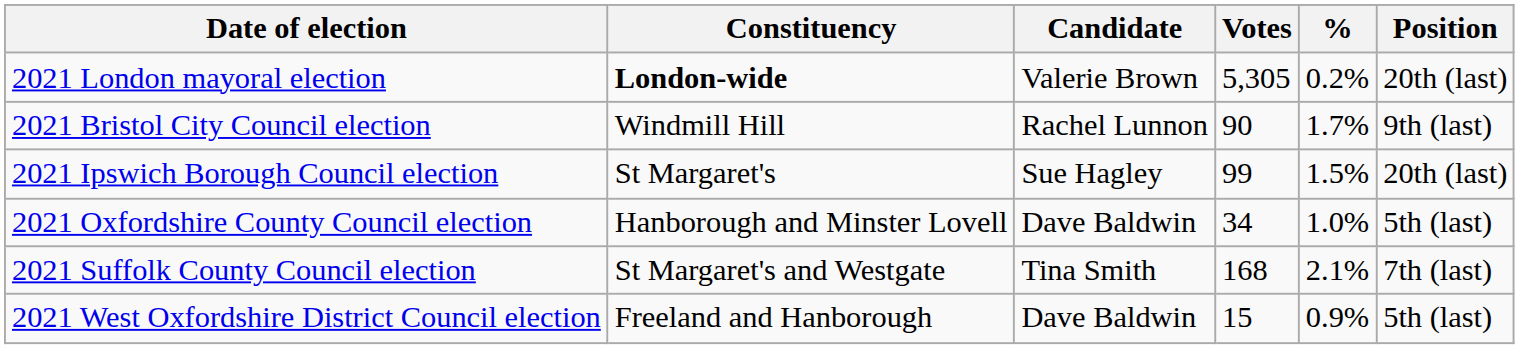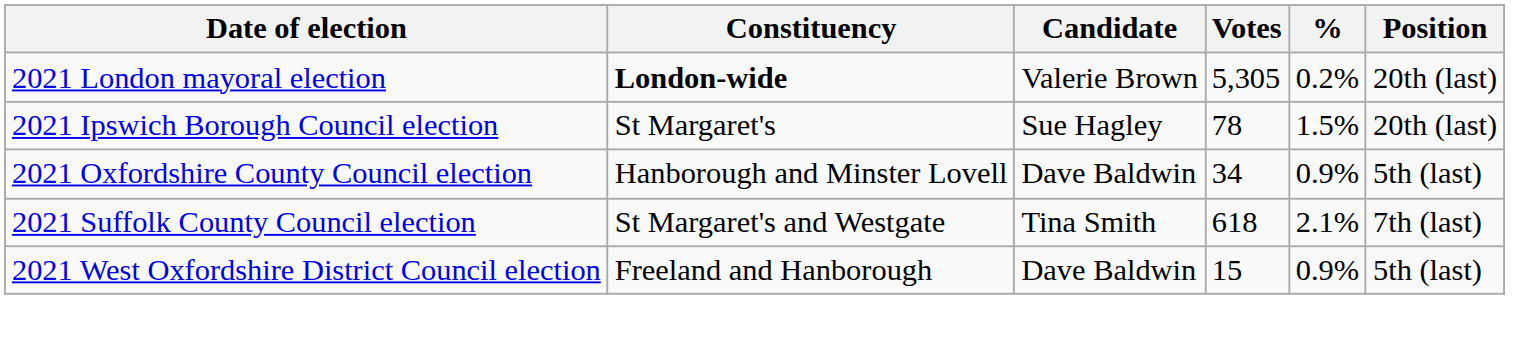- row: (221, 125)
(1237, 173) 99 -> (1227, 125) 78
(1338, 221) 1.0% -> (1327, 173) 0.9%
(1245, 269) 168 -> (1235, 221) 618
